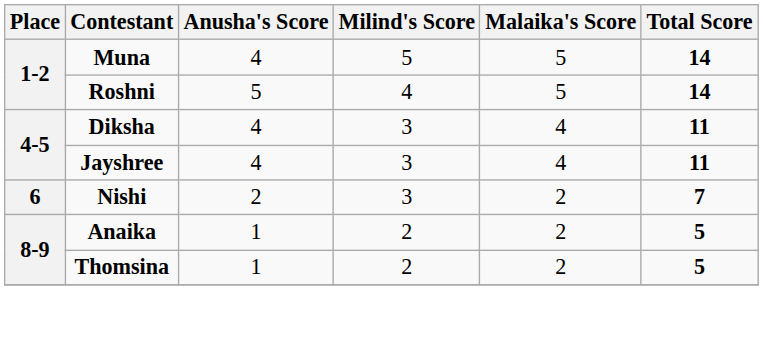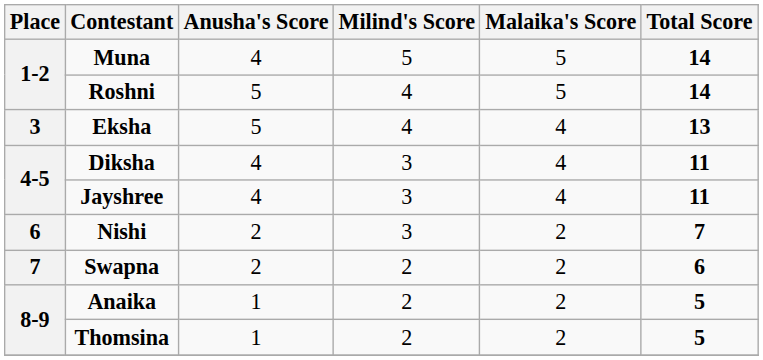+ row: (122, 127)
+ row: (122, 267)
